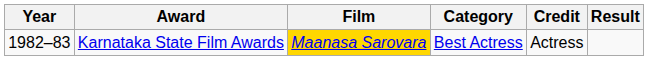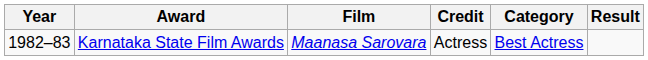columns swapped: (557, 17) <-> (478, 17)
(359, 42) gold background -> (359, 42) no background
